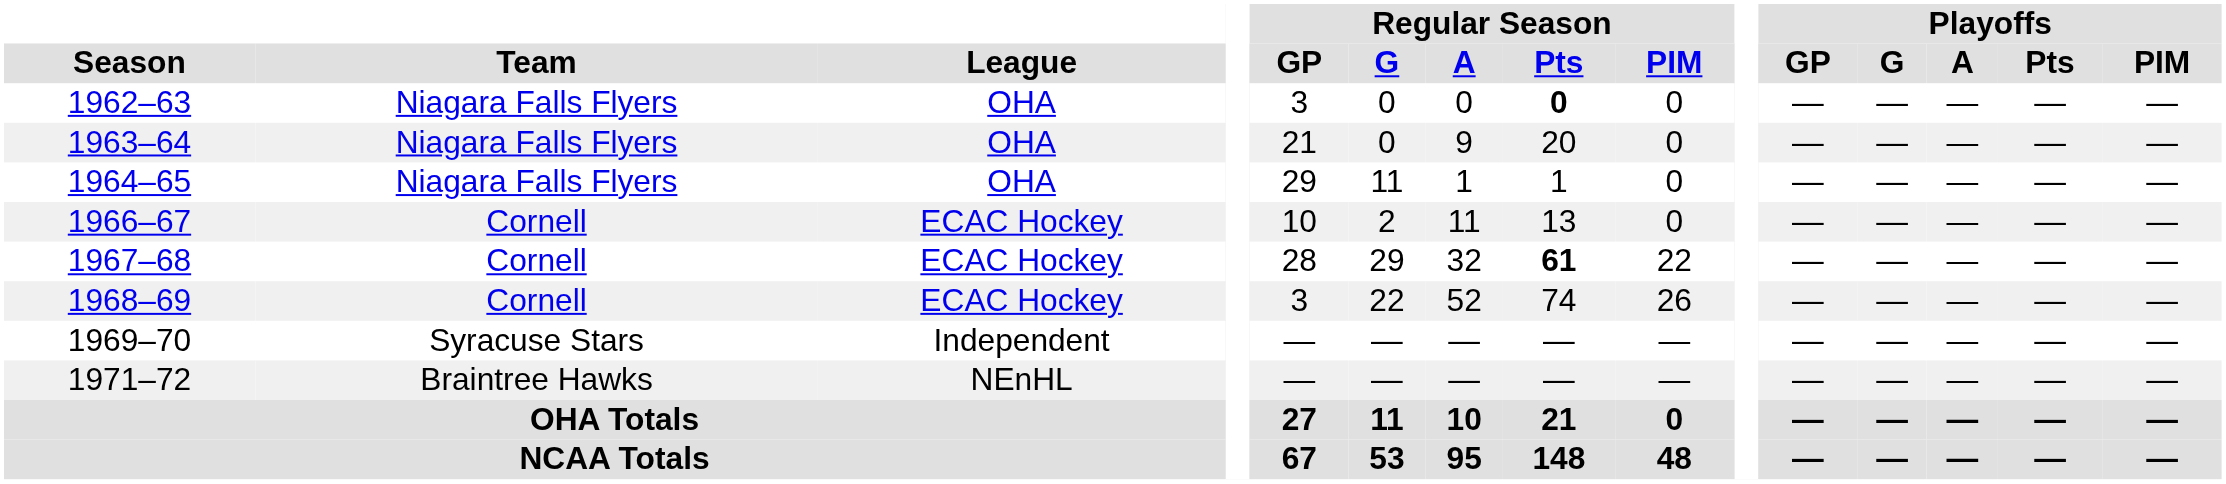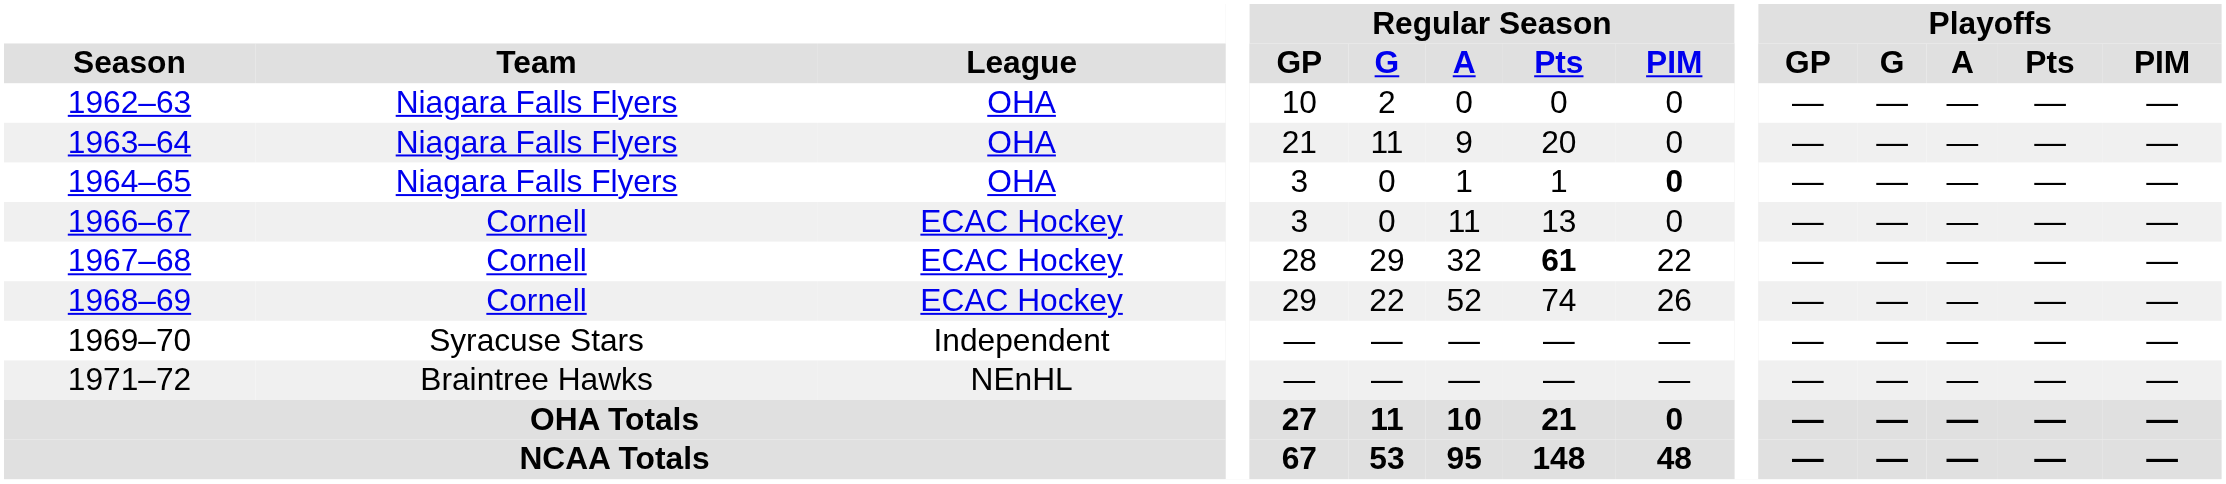(1299, 102) 3 -> (1299, 102) 10
(1387, 102) 0 -> (1387, 102) 2
(1559, 102) bold -> (1559, 102) normal
(1387, 142) 0 -> (1387, 142) 11
(1299, 181) 29 -> (1299, 181) 3
(1387, 181) 11 -> (1387, 181) 0
(1674, 181) normal -> (1674, 181) bold
(1299, 221) 10 -> (1299, 221) 3
(1387, 221) 2 -> (1387, 221) 0
(1299, 300) 3 -> (1299, 300) 29
